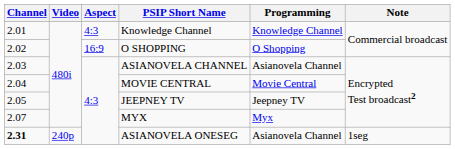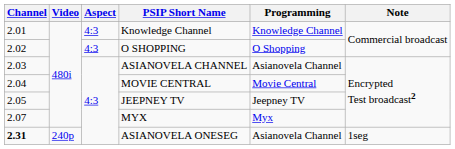(94, 48) 16:9 -> (91, 48) 4:3
